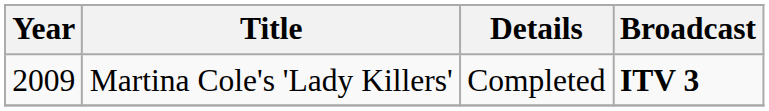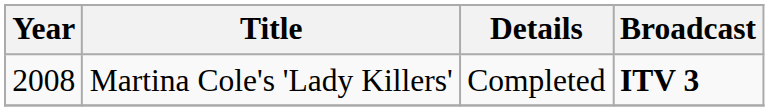(44, 79) 2009 -> (44, 79) 2008
